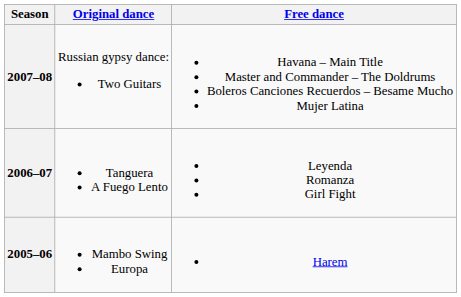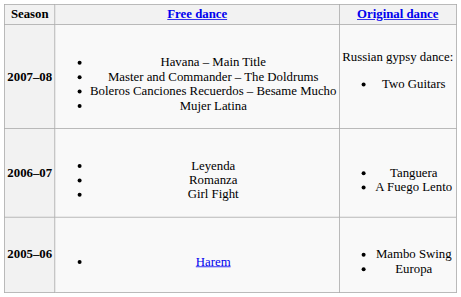columns swapped: (114, 14) <-> (314, 14)
